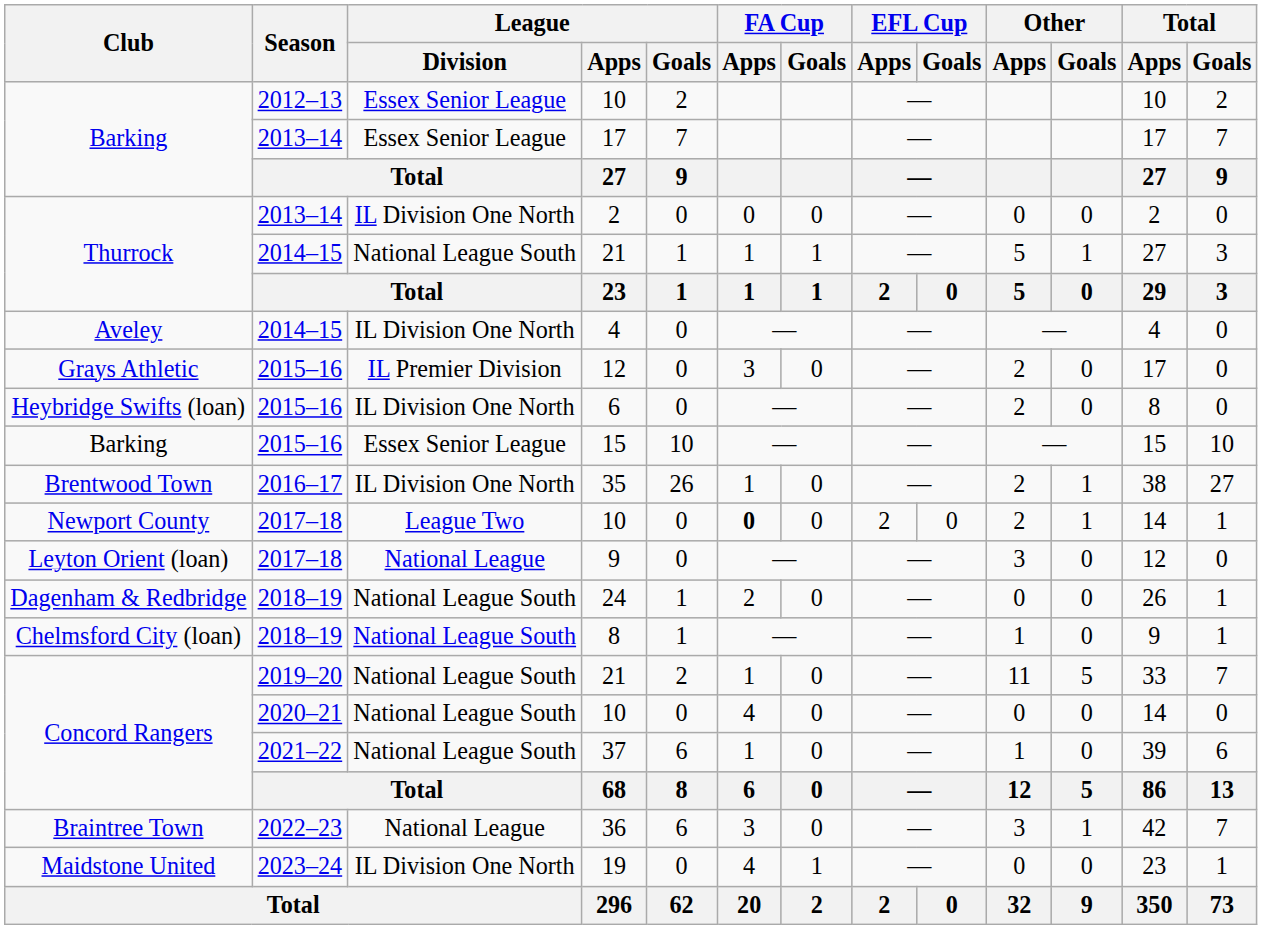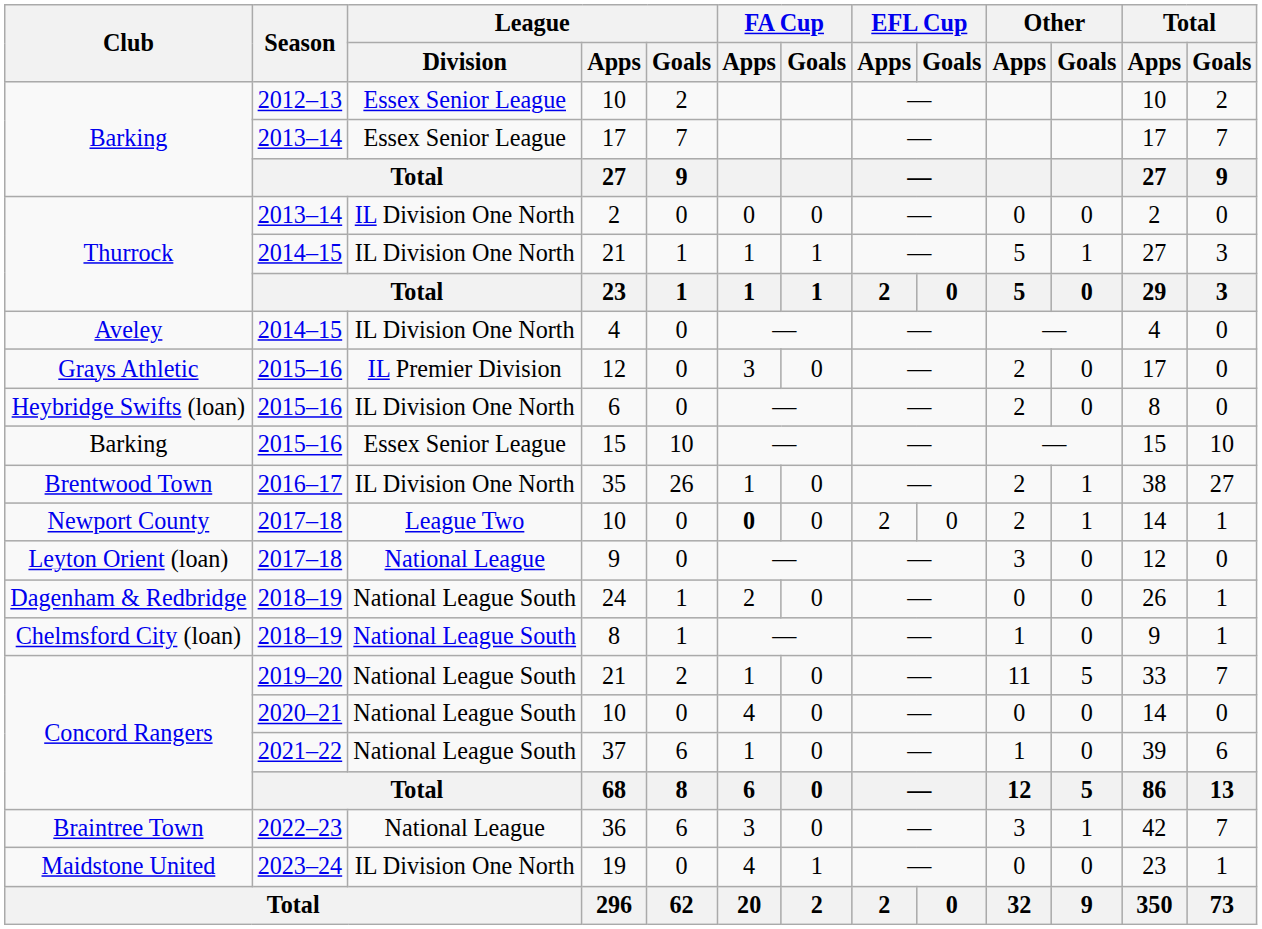(465, 253) National League South -> (465, 253) IL Division One North
